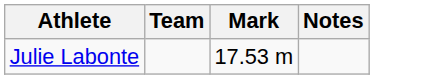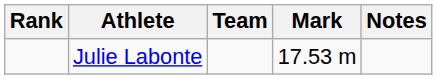+ column: (36, 21)
